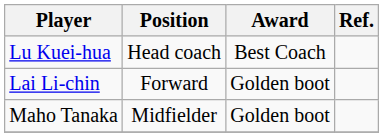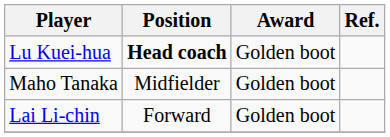(174, 52) normal -> (177, 52) bold
(280, 52) Best Coach -> (286, 52) Golden boot
rows swapped: (54, 83) <-> (64, 115)
